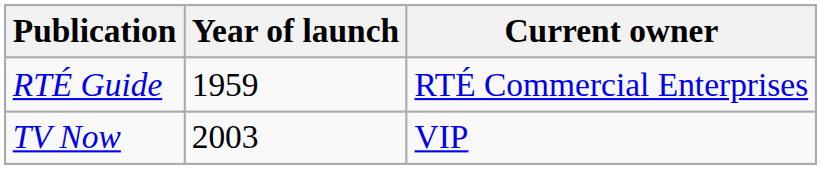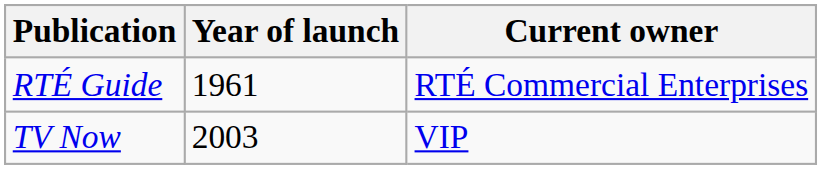(225, 84) 1959 -> (225, 84) 1961
